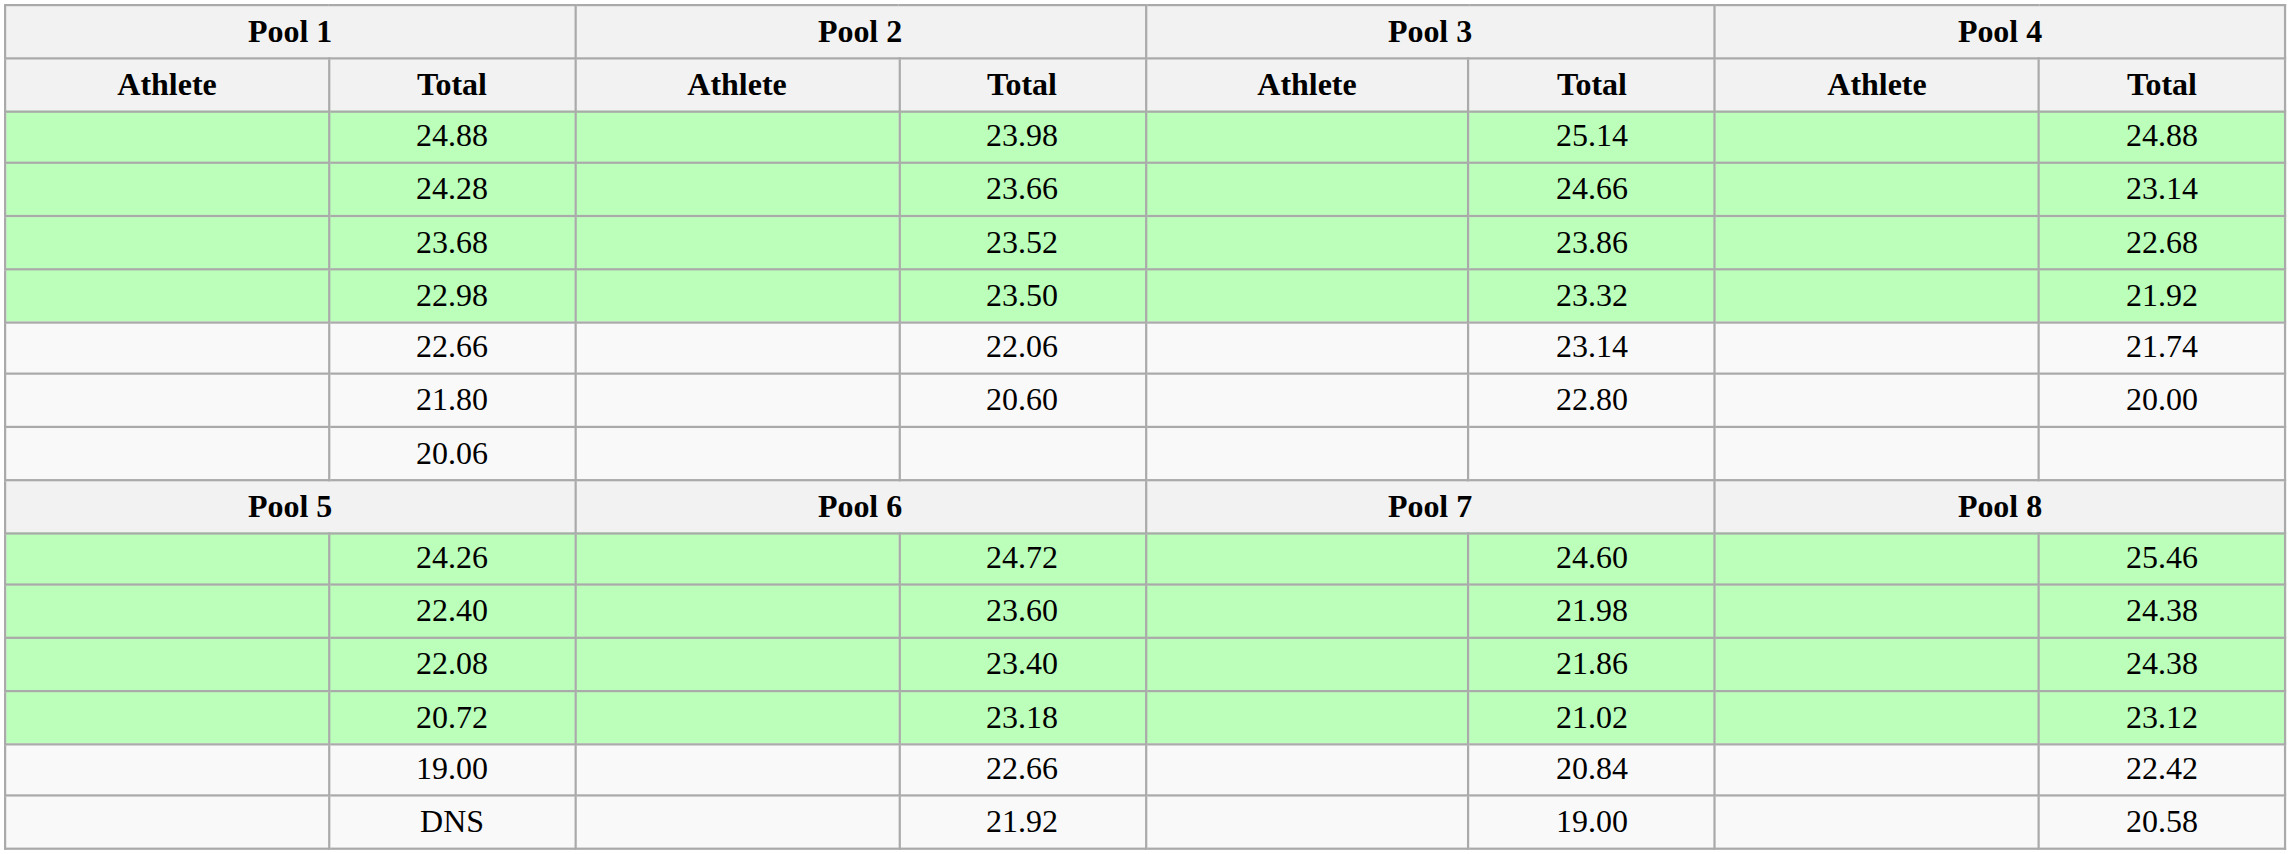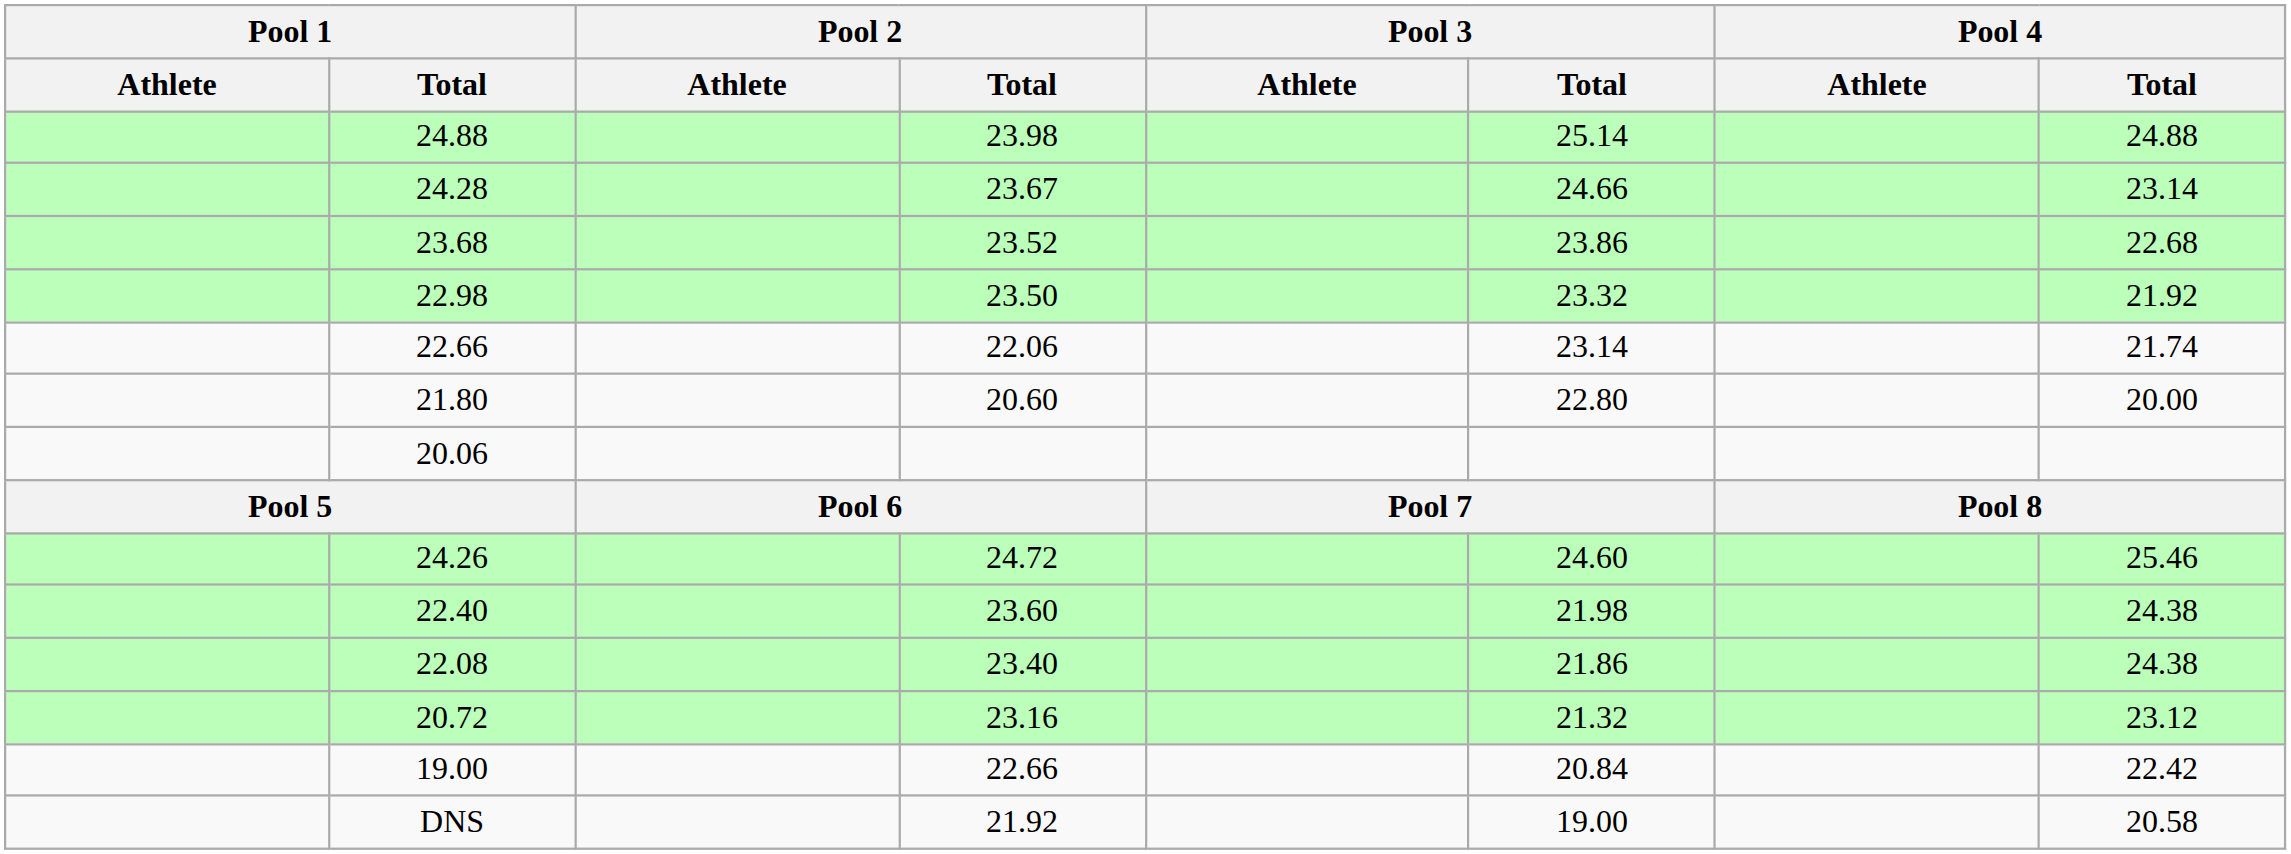(1022, 189) 23.66 -> (1022, 189) 23.67
(1022, 716) 23.18 -> (1022, 716) 23.16
(1592, 716) 21.02 -> (1592, 716) 21.32
